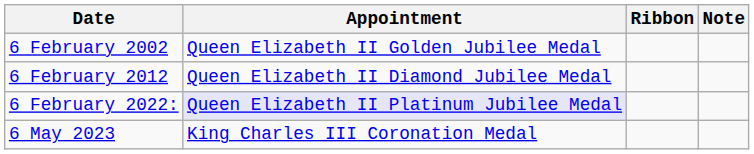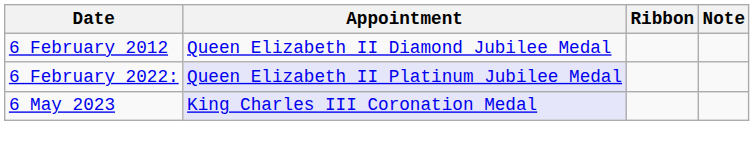- row: (88, 48)
(362, 134) no background -> (362, 106) lavender background
